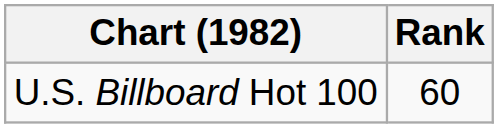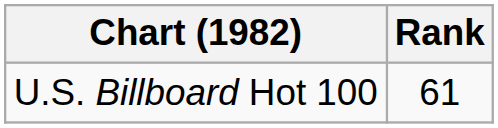(440, 92) 60 -> (440, 92) 61
